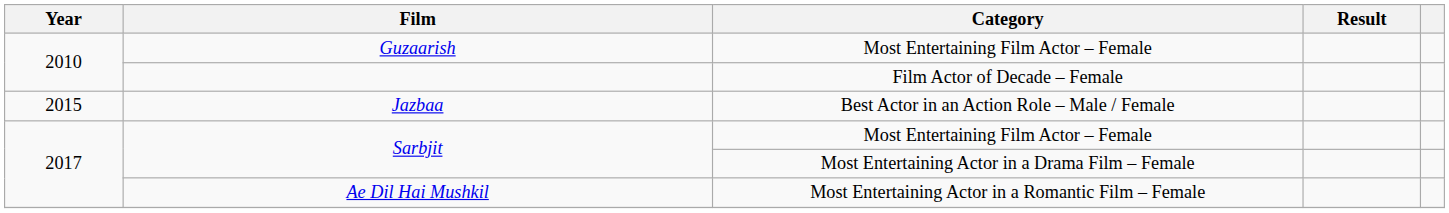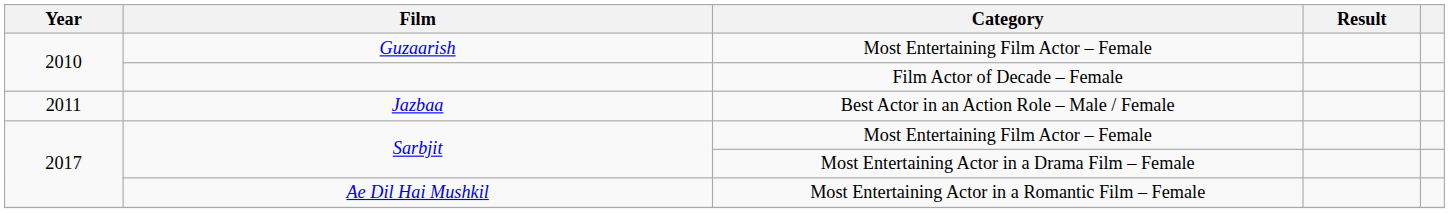(64, 105) 2015 -> (64, 105) 2011
